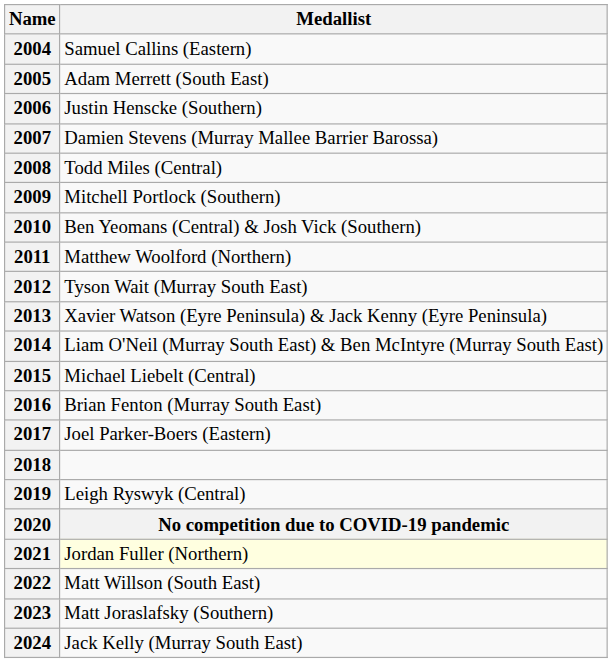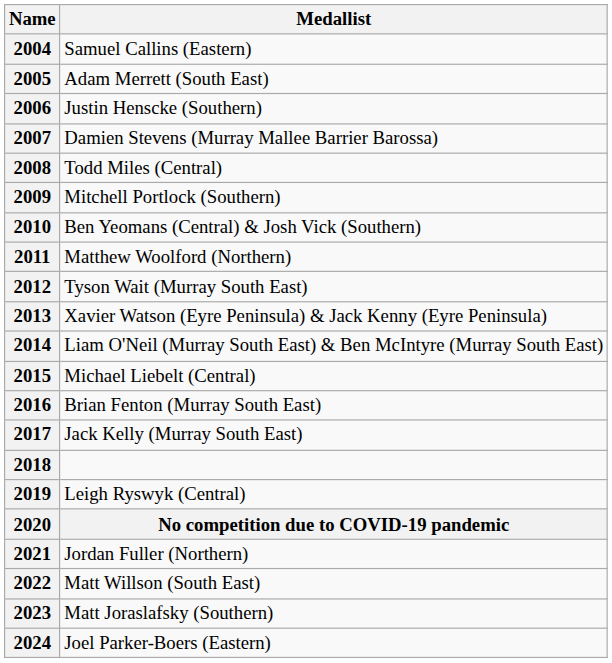(168, 434) Joel Parker-Boers (Eastern) -> (183, 434) Jack Kelly (Murray South East)
(156, 553) lightyellow background -> (156, 553) no background
(183, 642) Jack Kelly (Murray South East) -> (168, 642) Joel Parker-Boers (Eastern)
